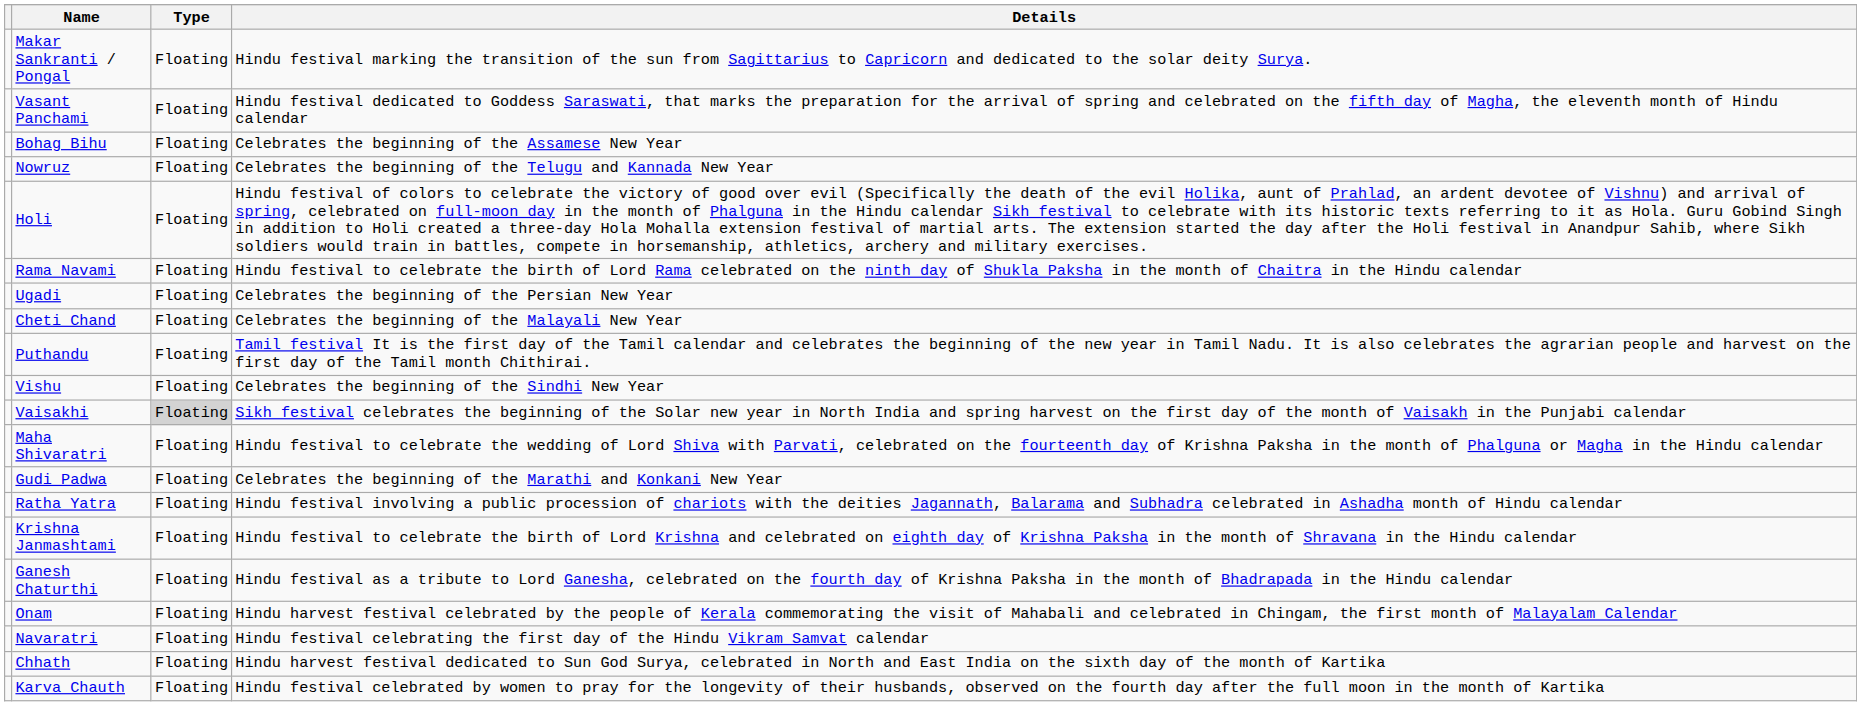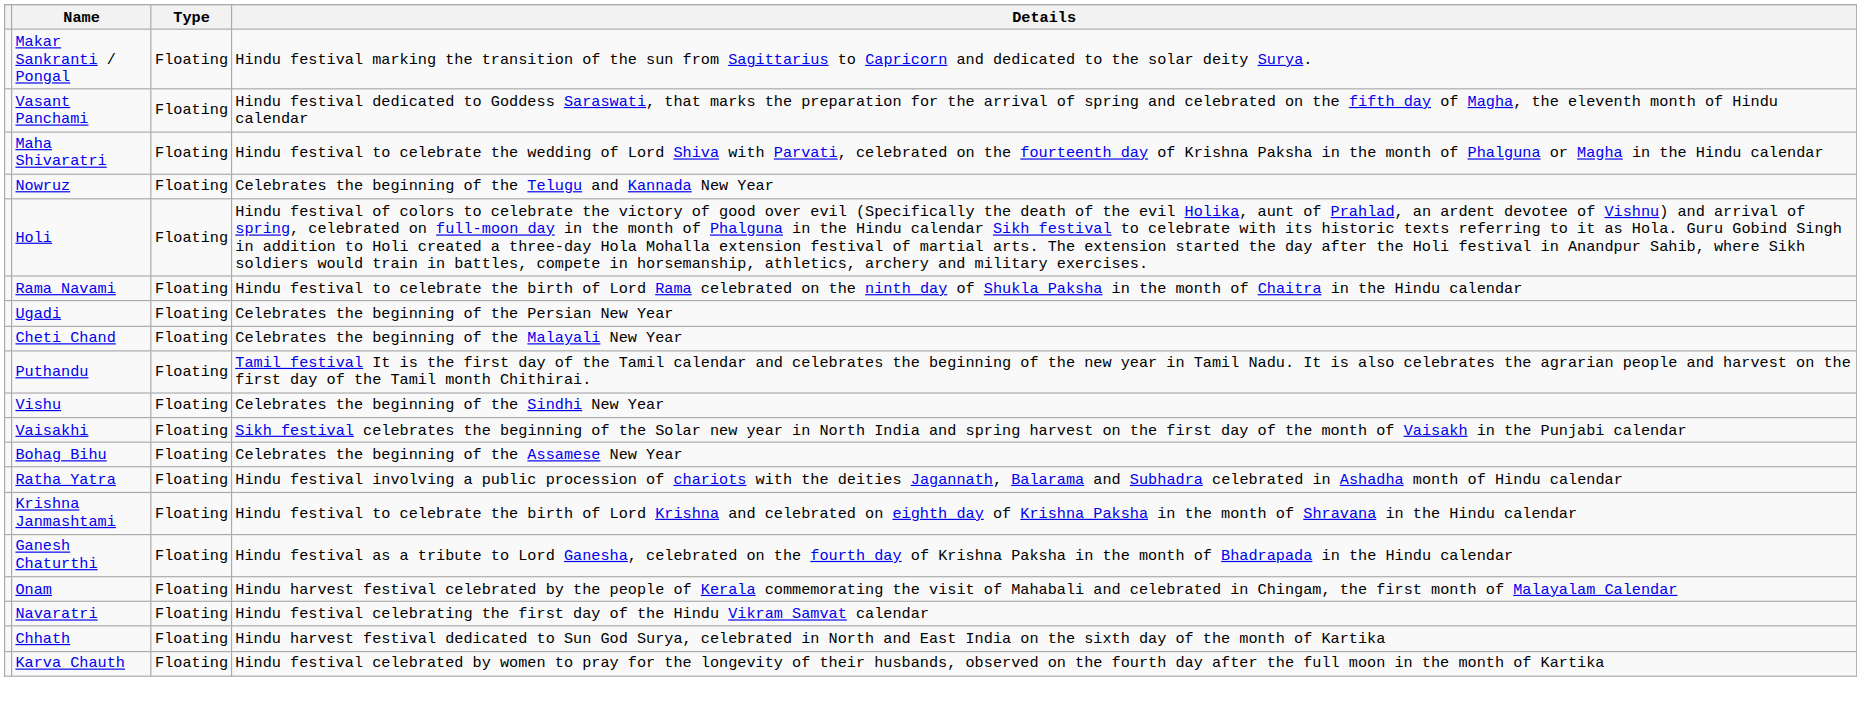rows swapped: (61, 446) <-> (61, 144)
(192, 413) lightgrey background -> (192, 430) no background
- row: (61, 480)
